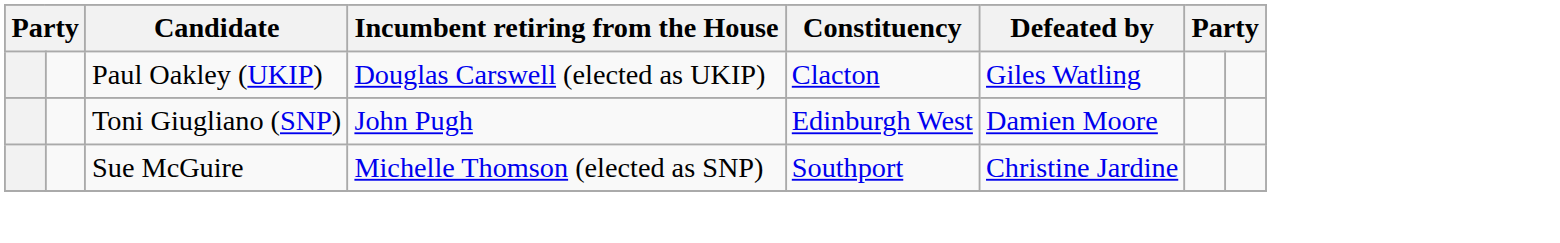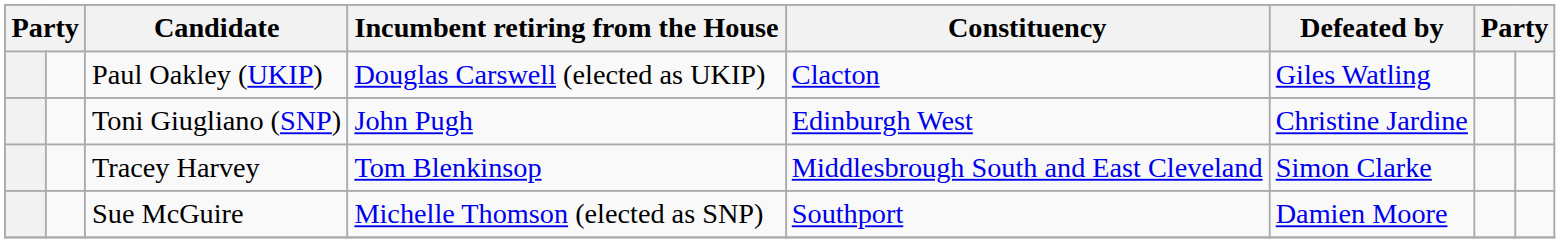(1072, 121) Damien Moore -> (1372, 121) Christine Jardine
+ row: (176, 167)
(1082, 167) Christine Jardine -> (1362, 214) Damien Moore
